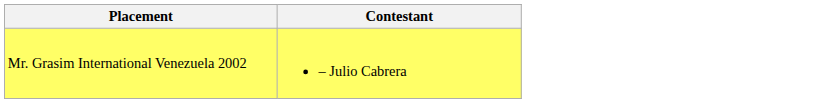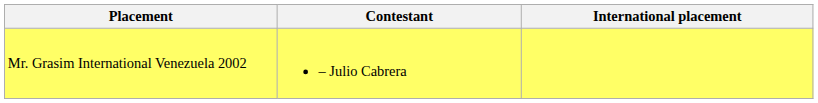+ column: (667, 16)
